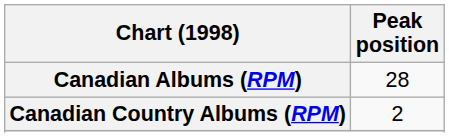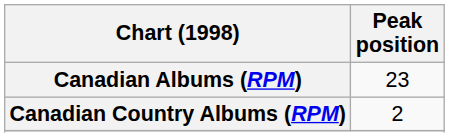(397, 79) 28 -> (397, 79) 23
